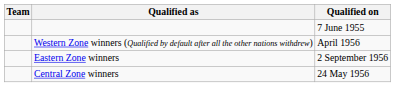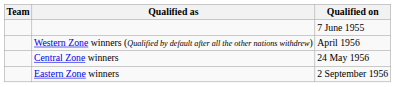rows swapped: (76, 74) <-> (77, 58)
